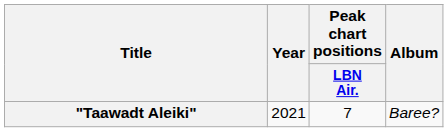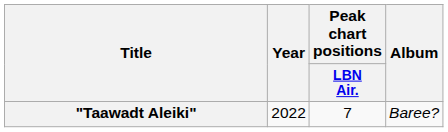(289, 113) 2021 -> (289, 113) 2022
